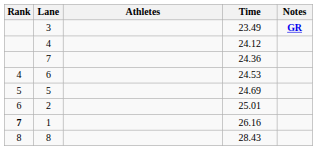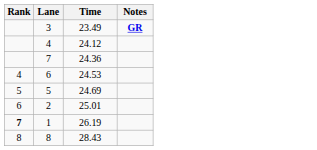- column: (143, 12)
(250, 122) 26.16 -> (90, 122) 26.19
